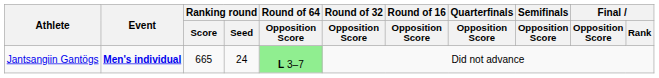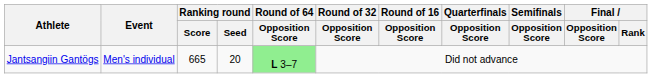(142, 60) bold -> (139, 60) normal
(242, 60) 24 -> (235, 60) 20
